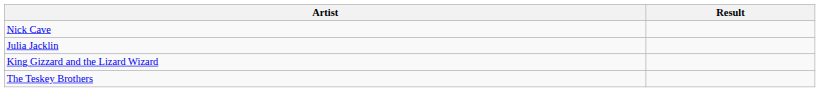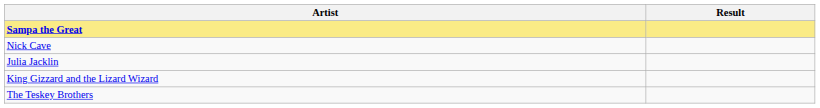+ row: (44, 29)
